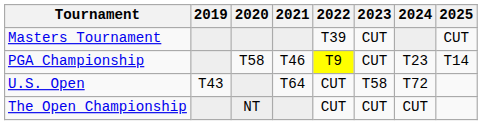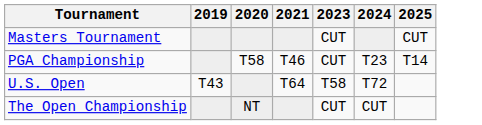- column: (334, 16)
